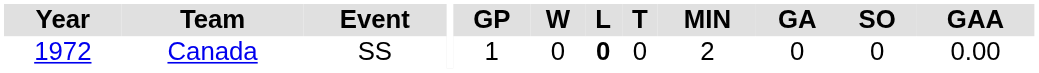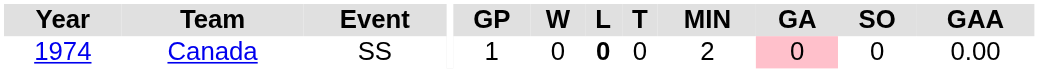(63, 51) 1972 -> (63, 51) 1974
(797, 51) no background -> (797, 51) pink background
